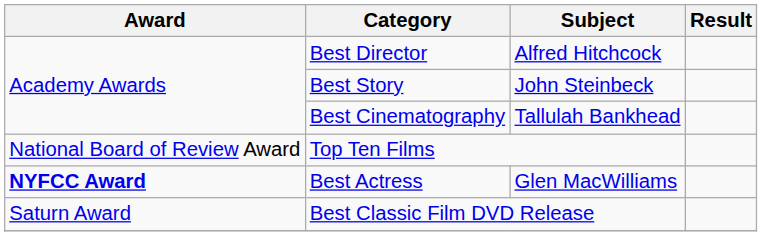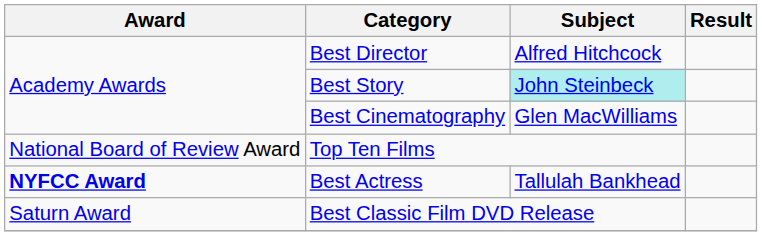(584, 85) no background -> (584, 85) paleturquoise background
(598, 117) Tallulah Bankhead -> (596, 117) Glen MacWilliams
(596, 181) Glen MacWilliams -> (598, 181) Tallulah Bankhead
